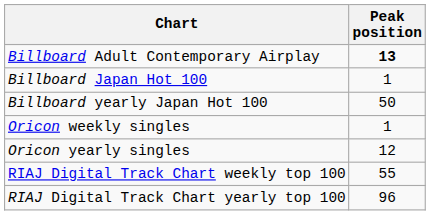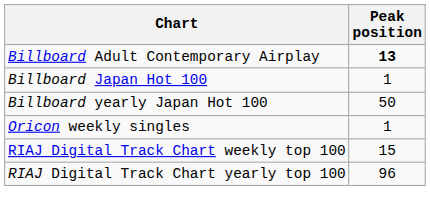- row: (99, 151)
(387, 174) 55 -> (387, 151) 15
